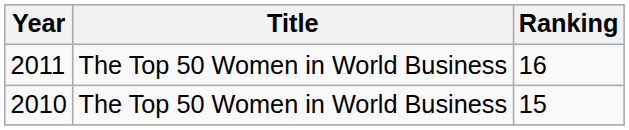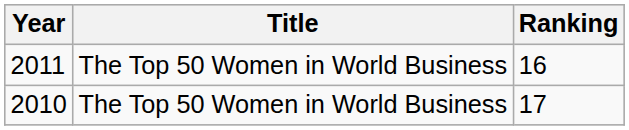(533, 104) 15 -> (533, 104) 17
